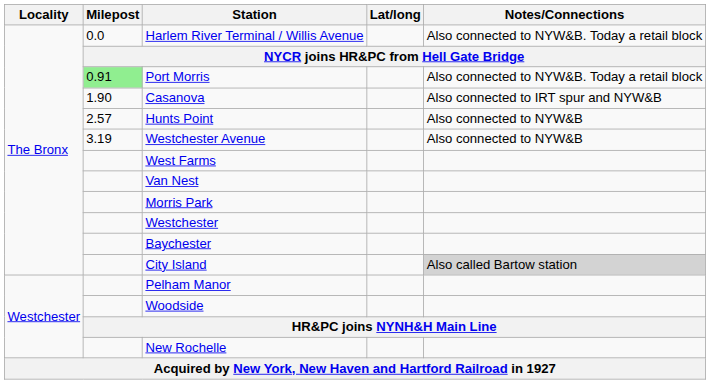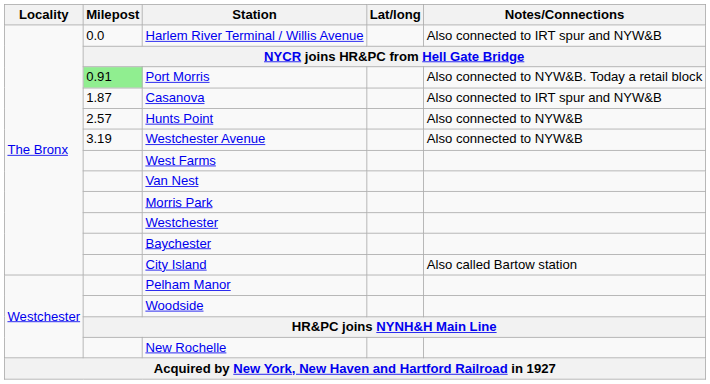(564, 35) Also connected to NYW&B. Today a retail block -> (544, 35) Also connected to IRT spur and NYW&B
(99, 98) 1.90 -> (99, 98) 1.87
(502, 264) lightgrey background -> (502, 264) no background
